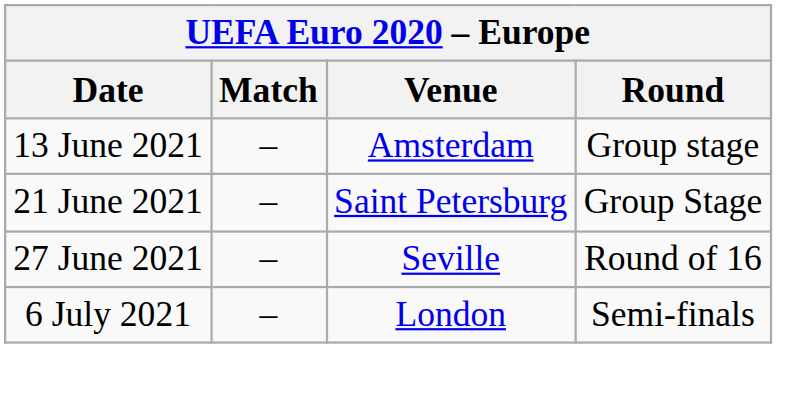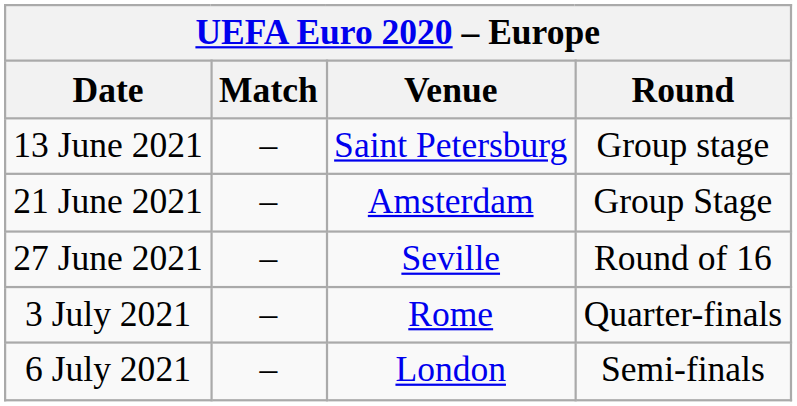(451, 145) Amsterdam -> (451, 145) Saint Petersburg
(451, 201) Saint Petersburg -> (451, 201) Amsterdam
+ row: (108, 314)
